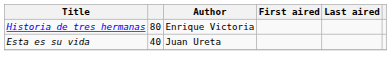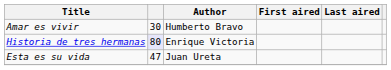+ row: (43, 27)
(155, 27) no background -> (155, 42) lavender background
(155, 42) 40 -> (155, 57) 47
